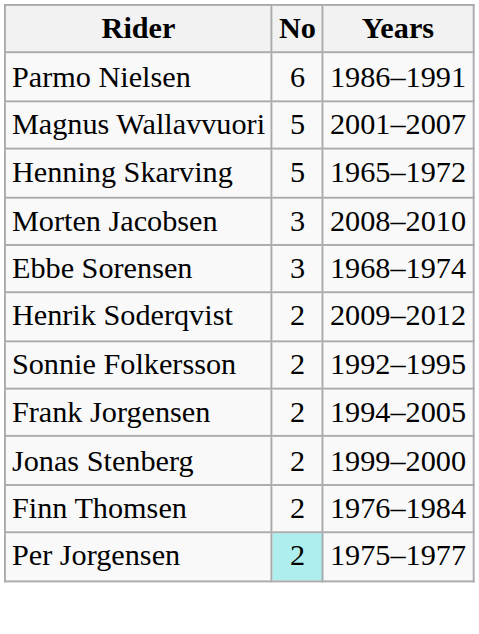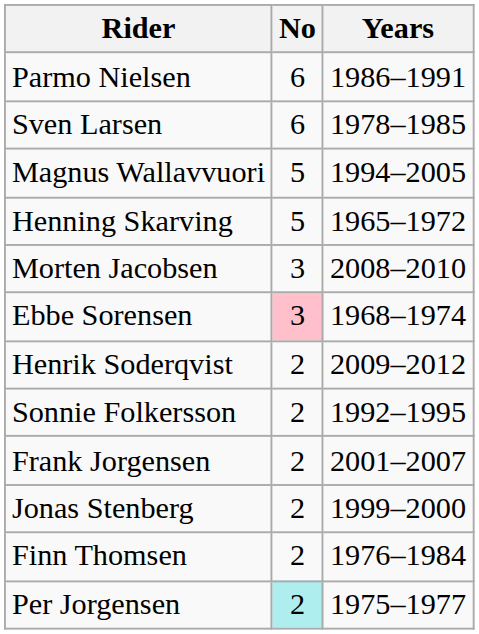+ row: (87, 124)
(398, 124) 2001–2007 -> (398, 172) 1994–2005
(298, 268) no background -> (298, 316) pink background
(398, 412) 1994–2005 -> (398, 460) 2001–2007
